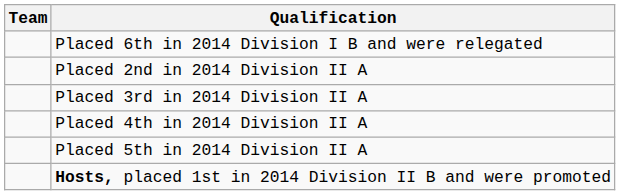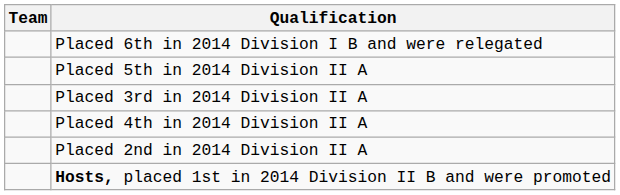rows swapped: (211, 71) <-> (211, 150)
